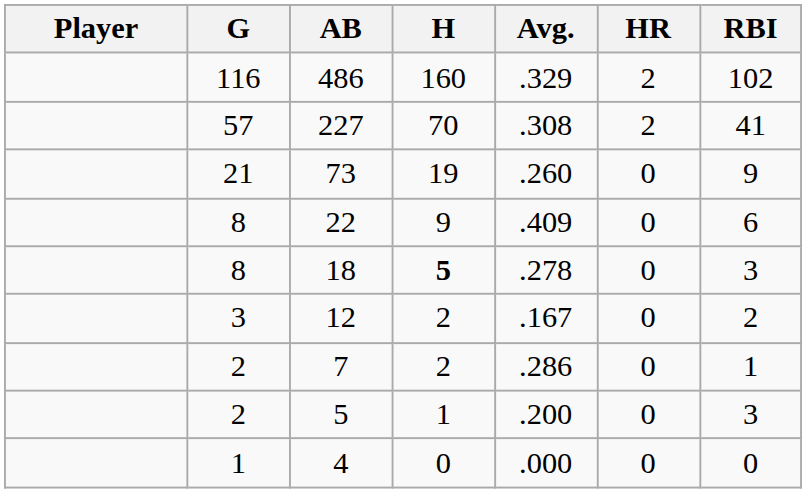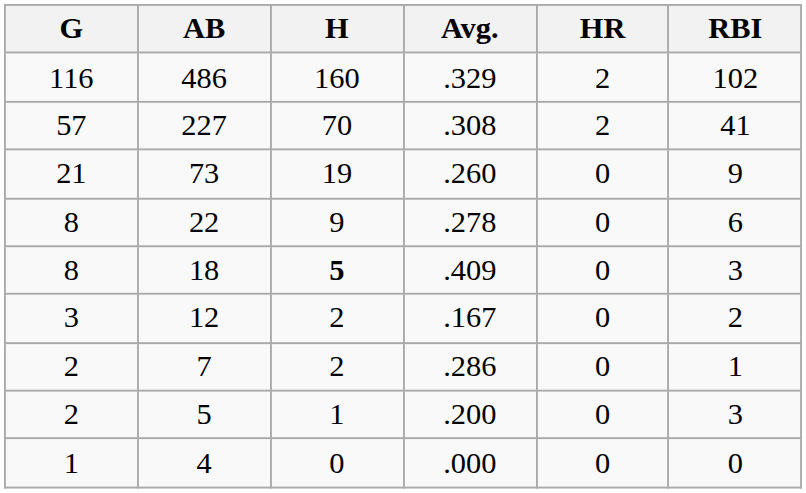- column: (96, 28)
(546, 221) .409 -> (470, 221) .278
(546, 269) .278 -> (470, 269) .409
